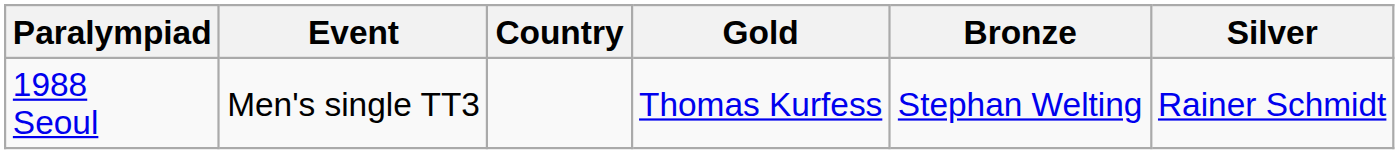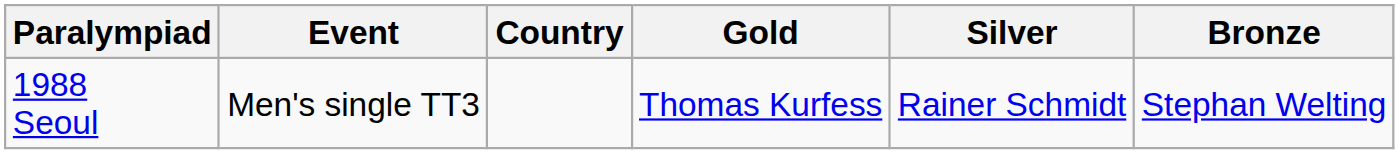columns swapped: (1272, 32) <-> (1020, 32)
